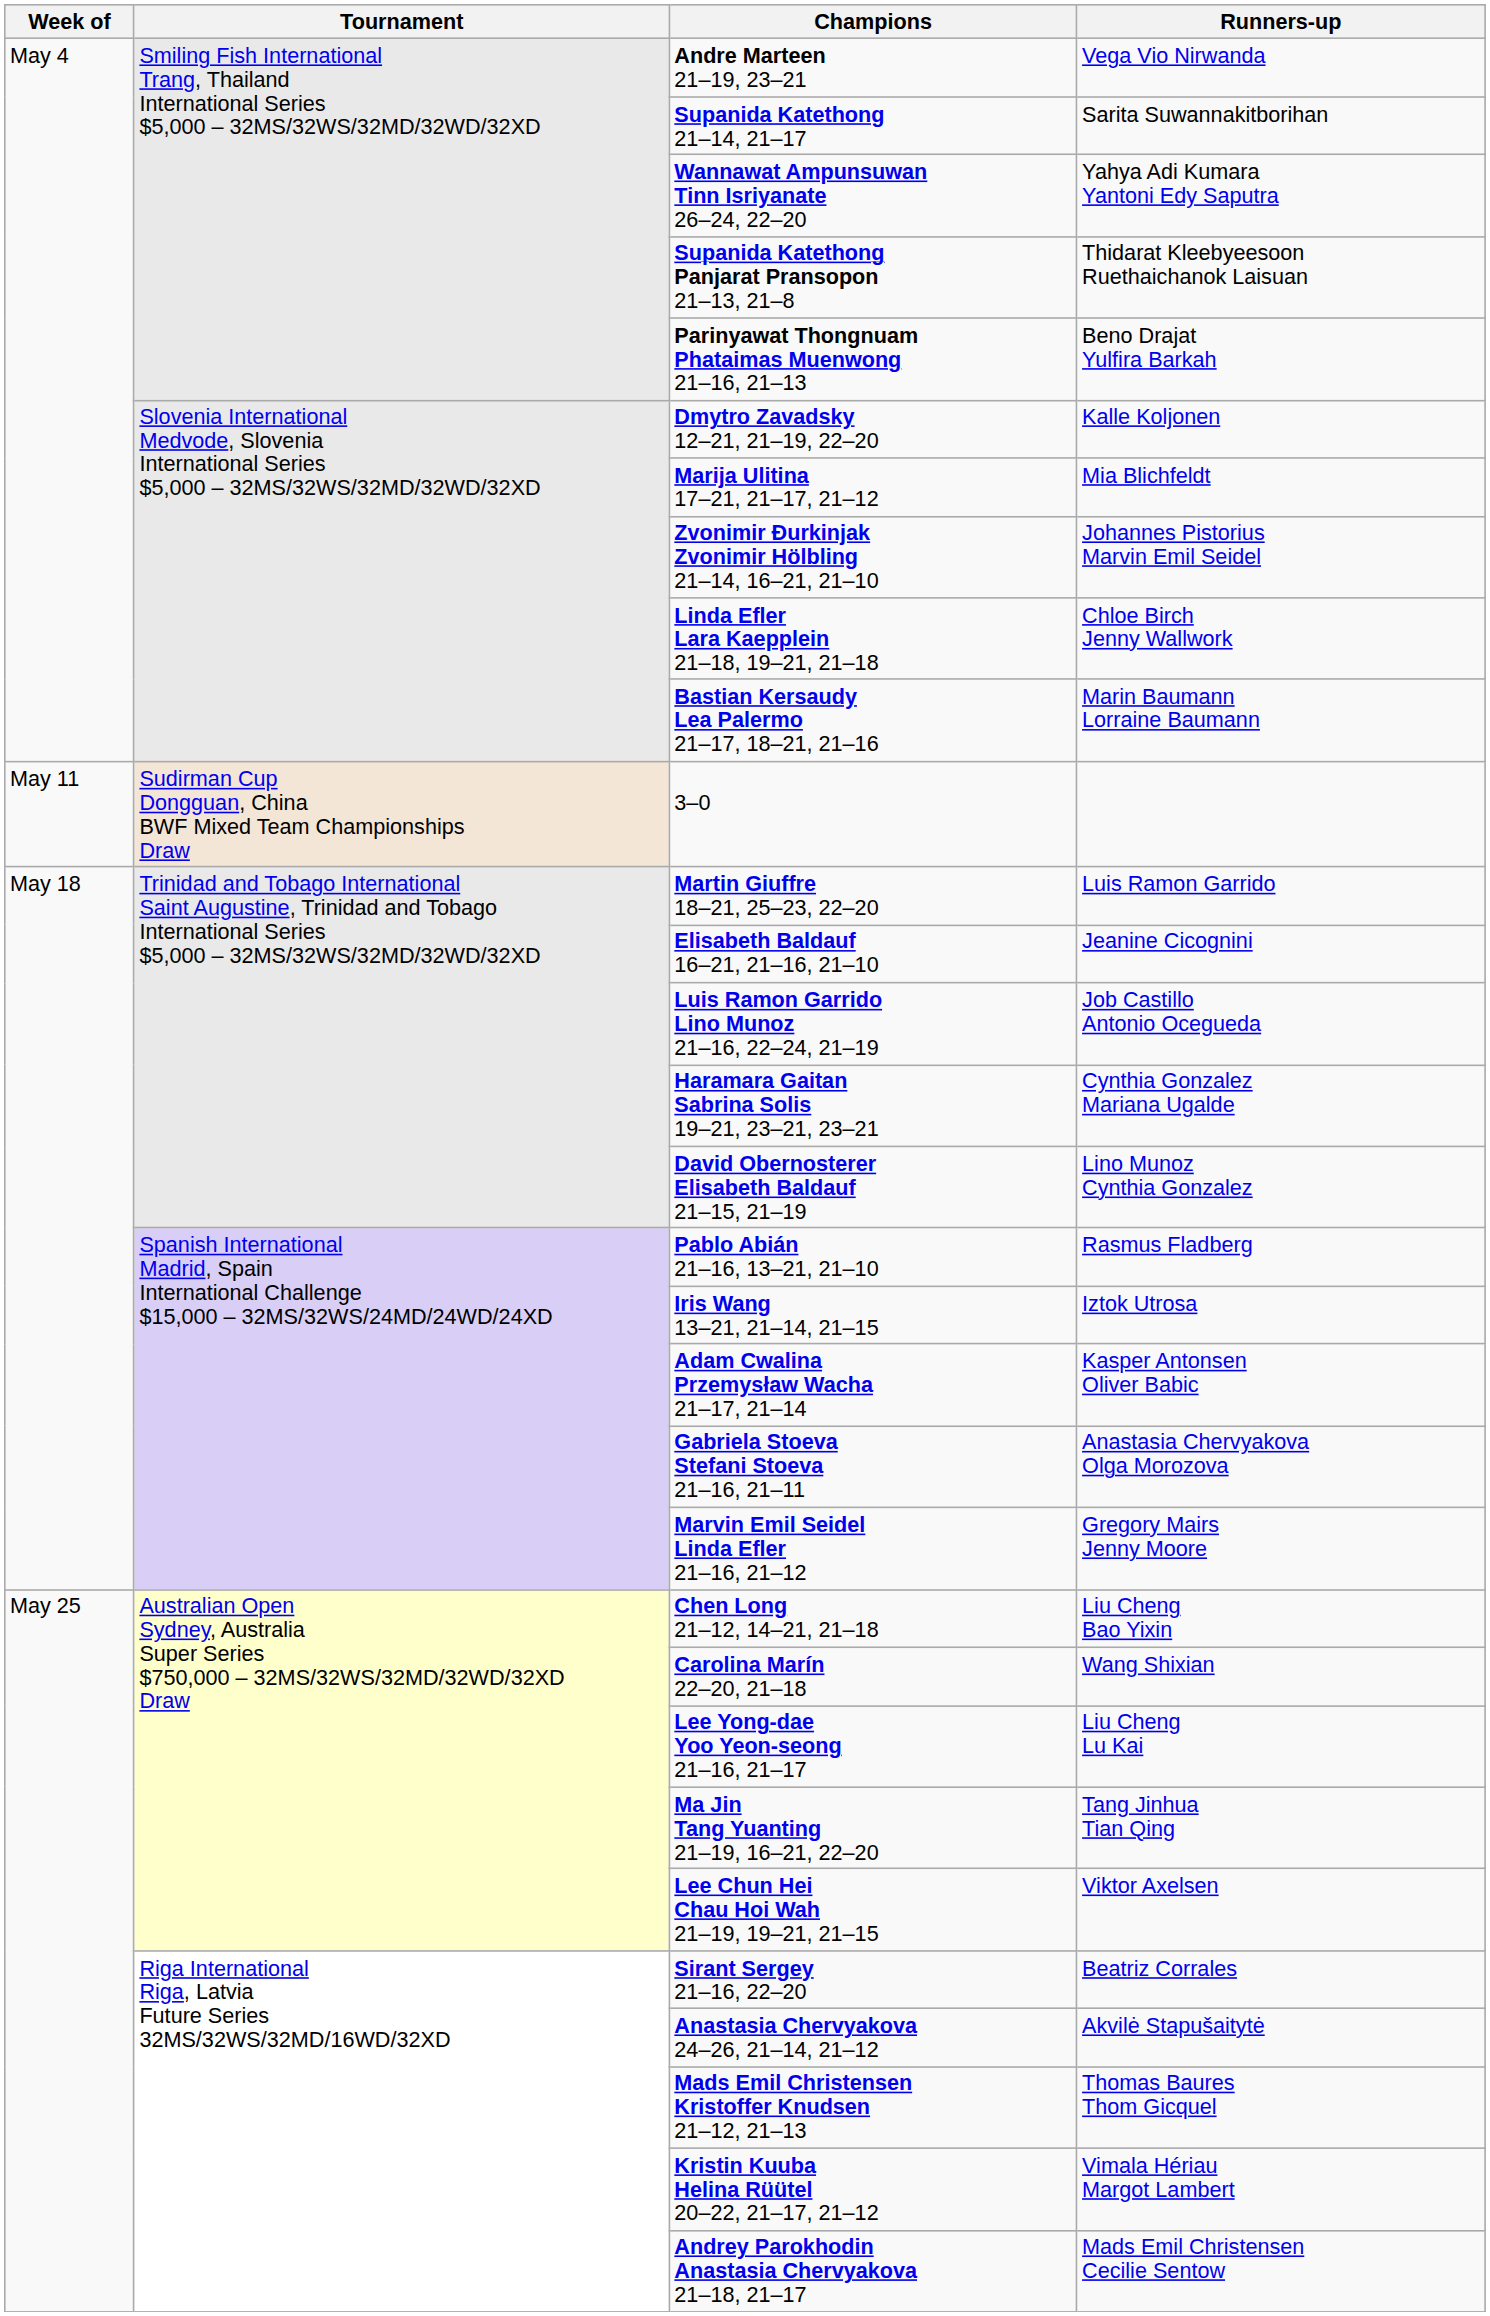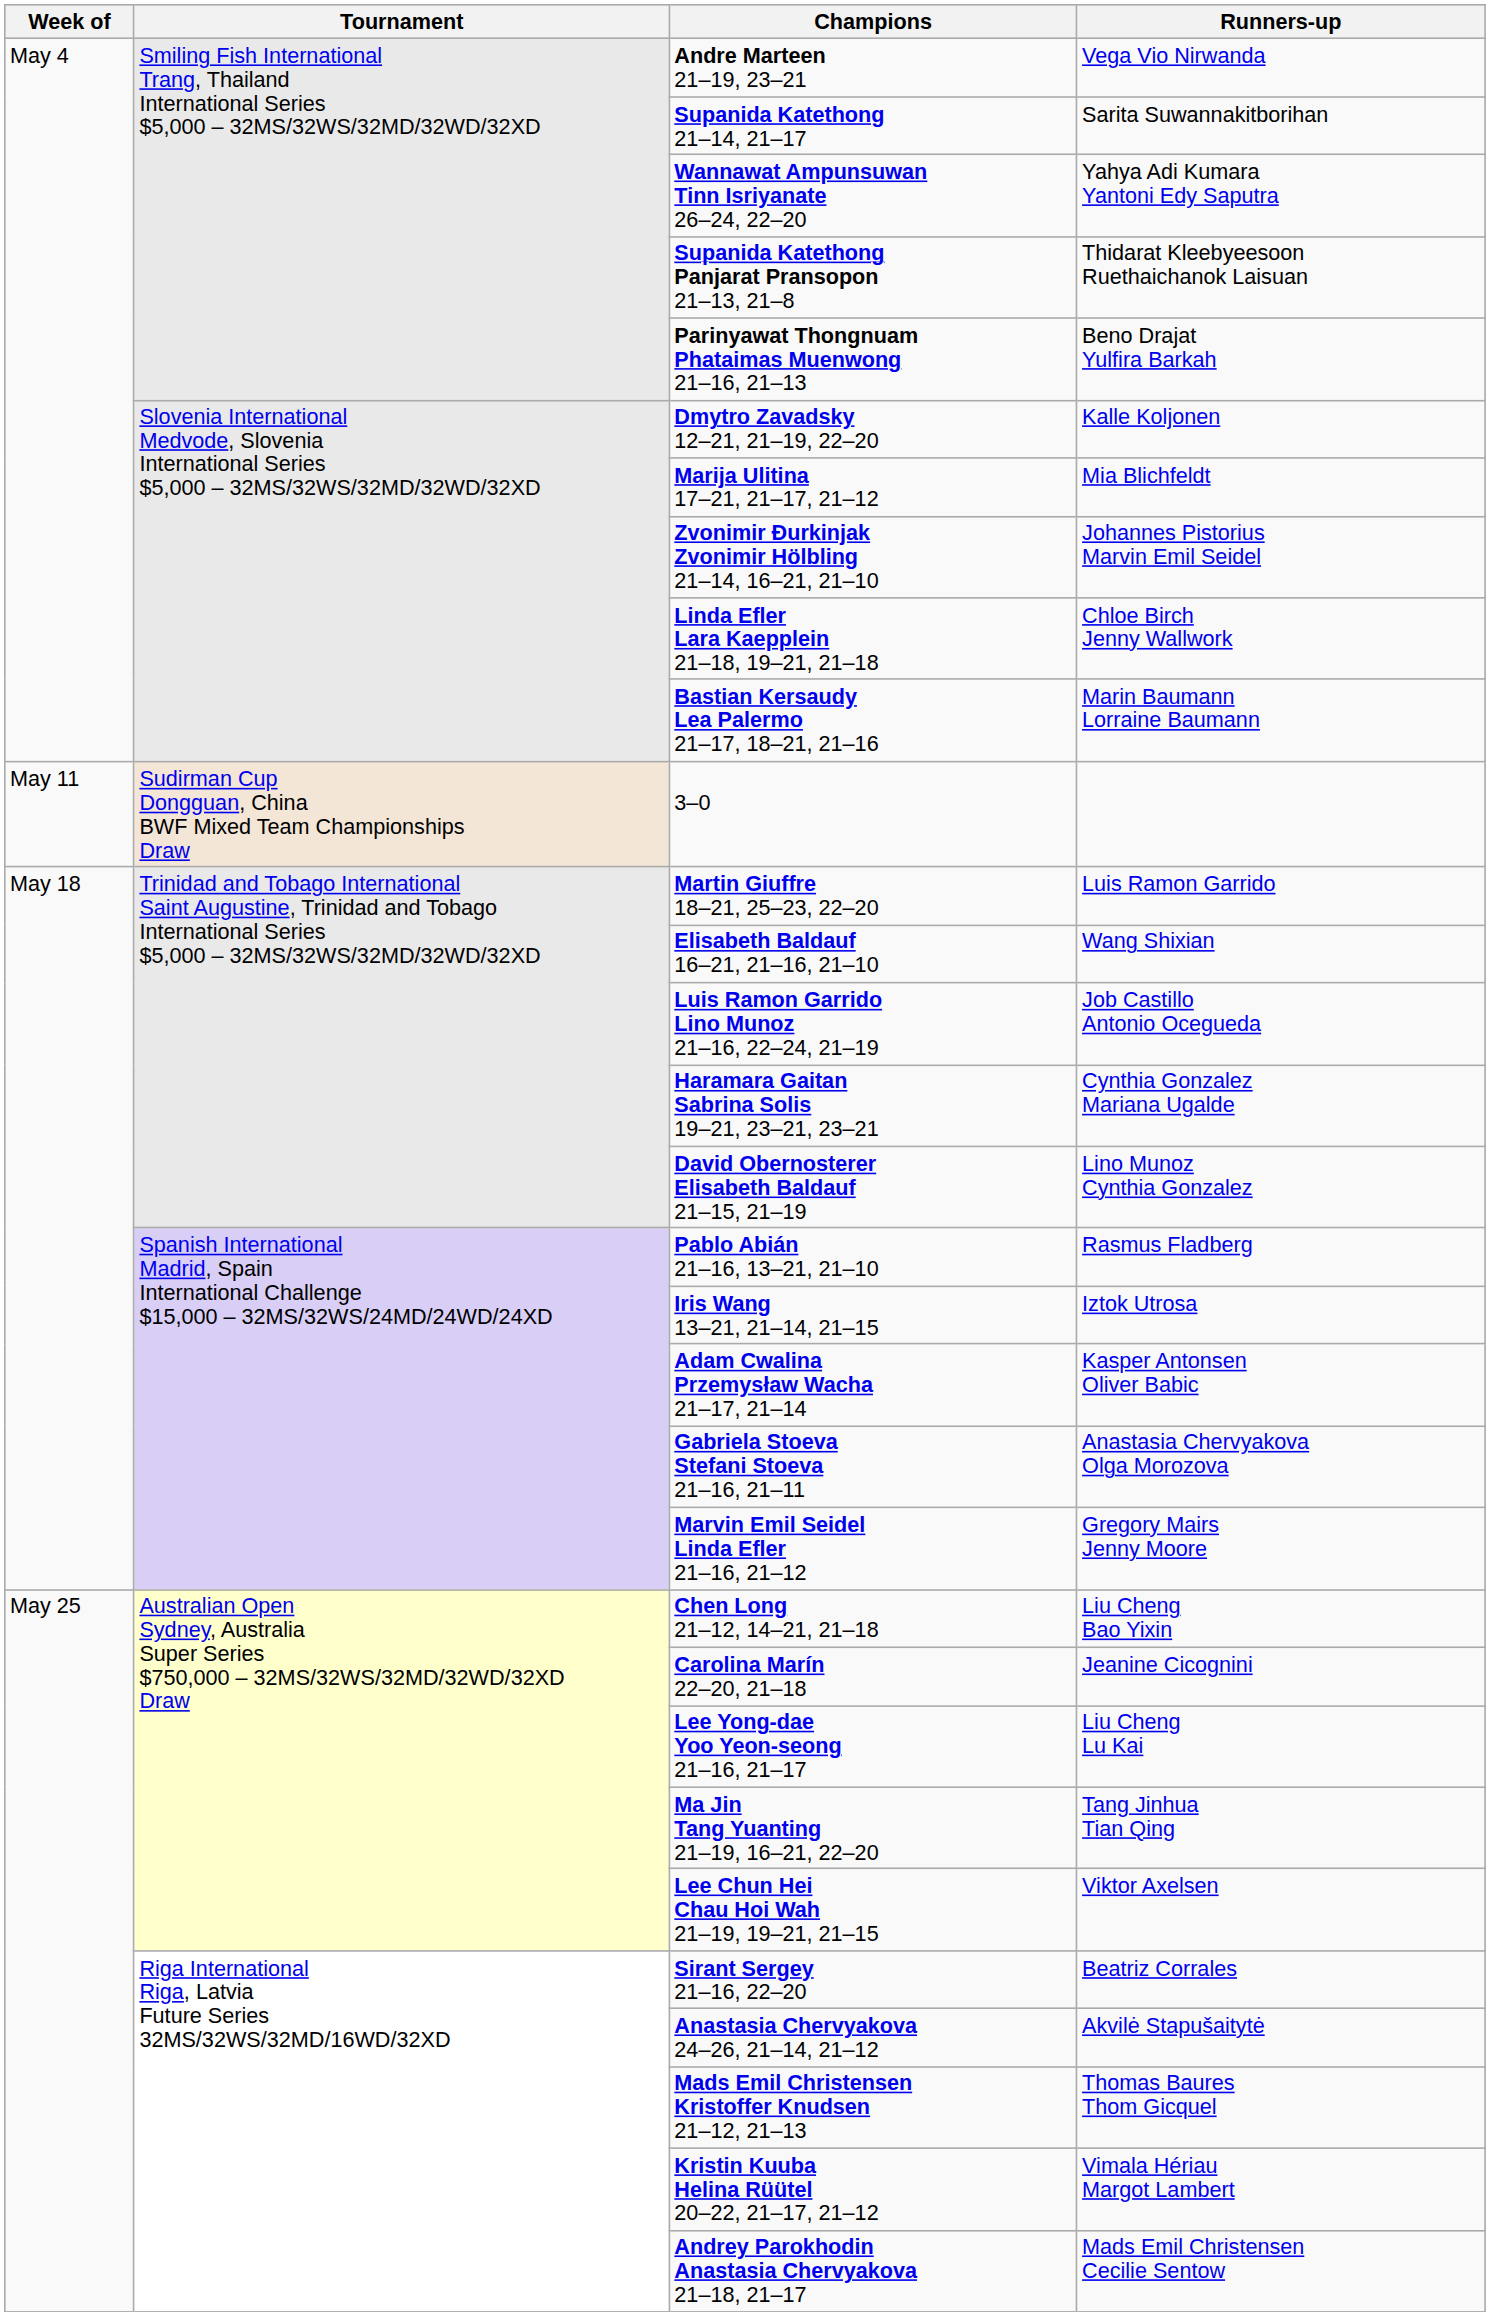(1167, 942) Jeanine Cicognini -> (1148, 942) Wang Shixian
(1148, 1664) Wang Shixian -> (1167, 1664) Jeanine Cicognini
